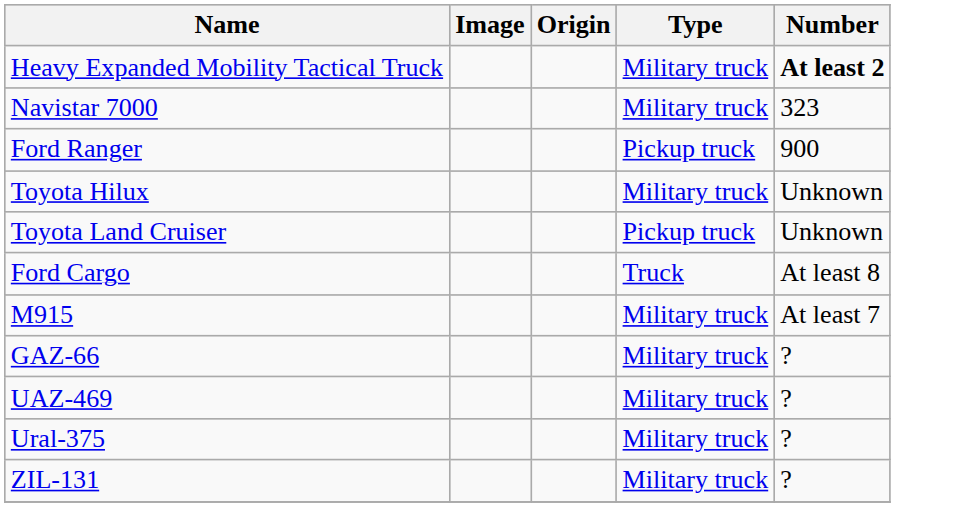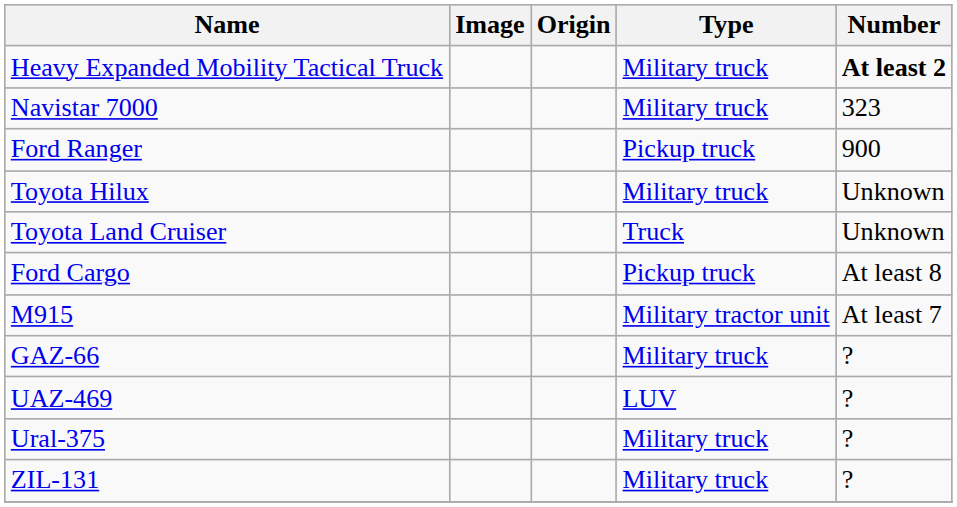(689, 231) Pickup truck -> (653, 231) Truck
(653, 273) Truck -> (689, 273) Pickup truck
(695, 314) Military truck -> (726, 314) Military tractor unit
(695, 397) Military truck -> (649, 397) LUV
